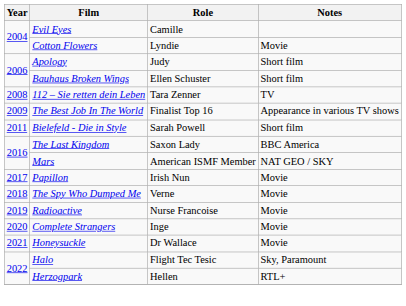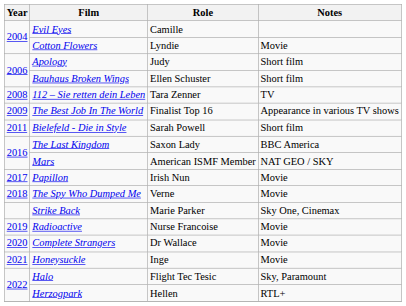+ row: (56, 210)
(159, 227) Inge -> (173, 243) Dr Wallace
(173, 243) Dr Wallace -> (159, 260) Inge
